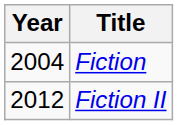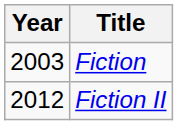(37, 61) 2004 -> (37, 61) 2003
